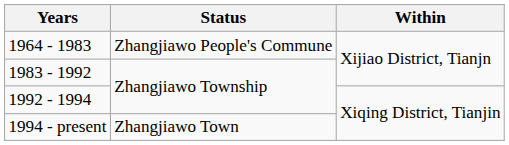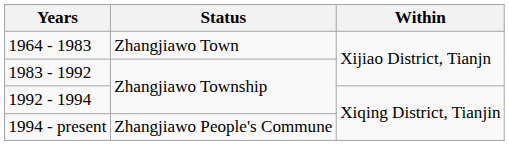(223, 45) Zhangjiawo People's Commune -> (177, 45) Zhangjiawo Town
(177, 126) Zhangjiawo Town -> (223, 126) Zhangjiawo People's Commune
